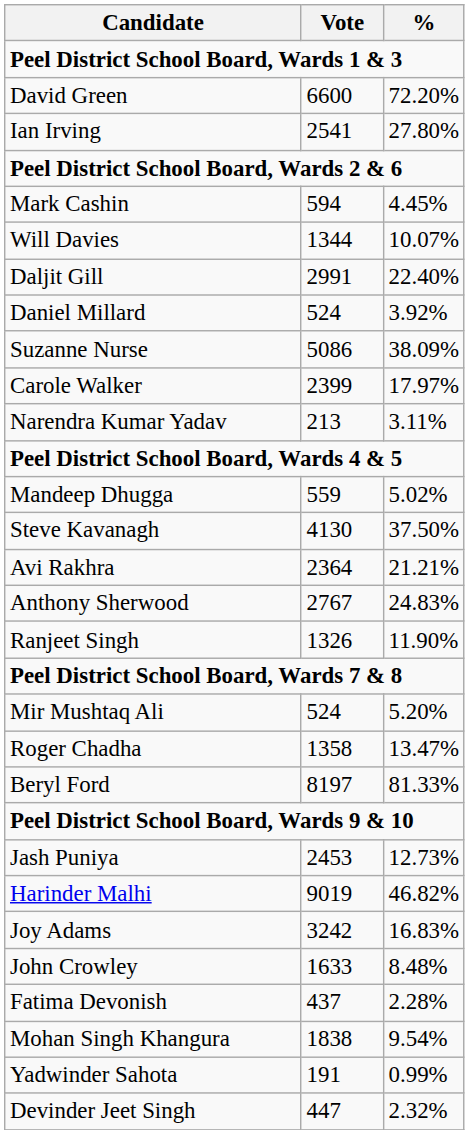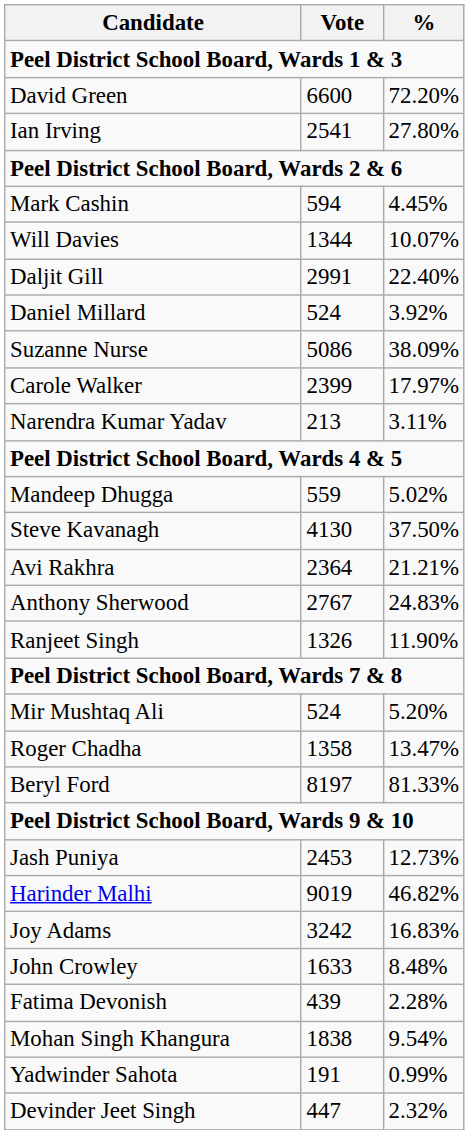(324, 1002) 437 -> (324, 1002) 439
